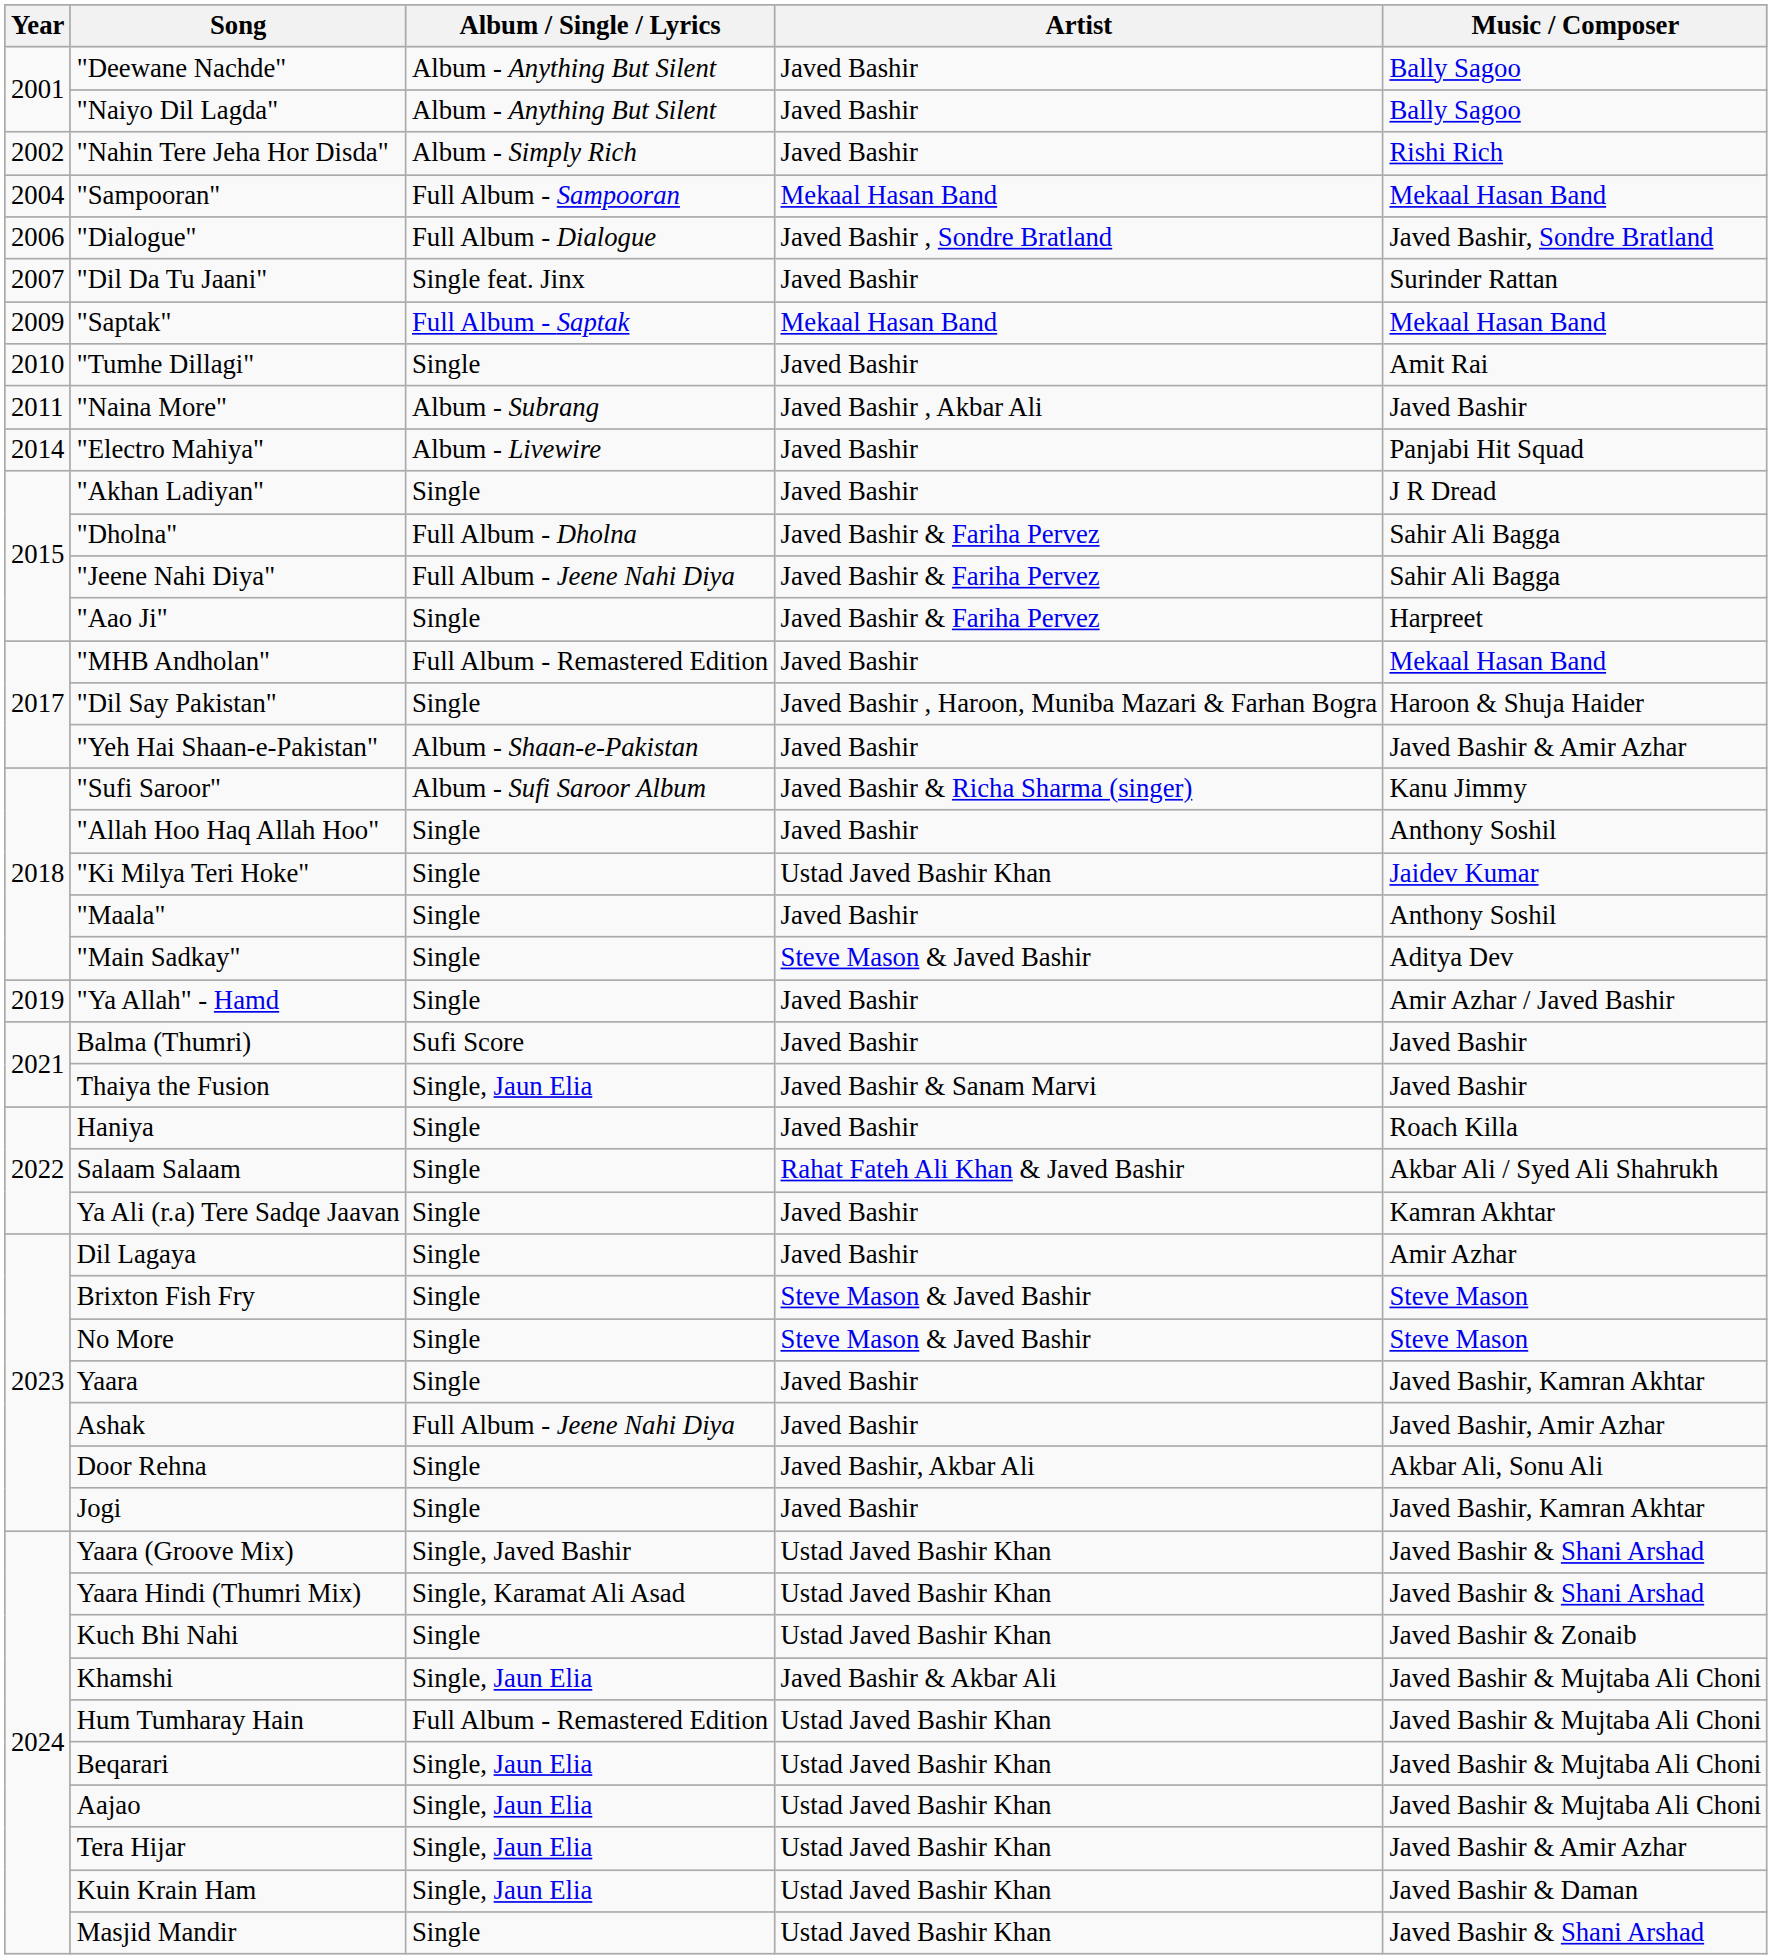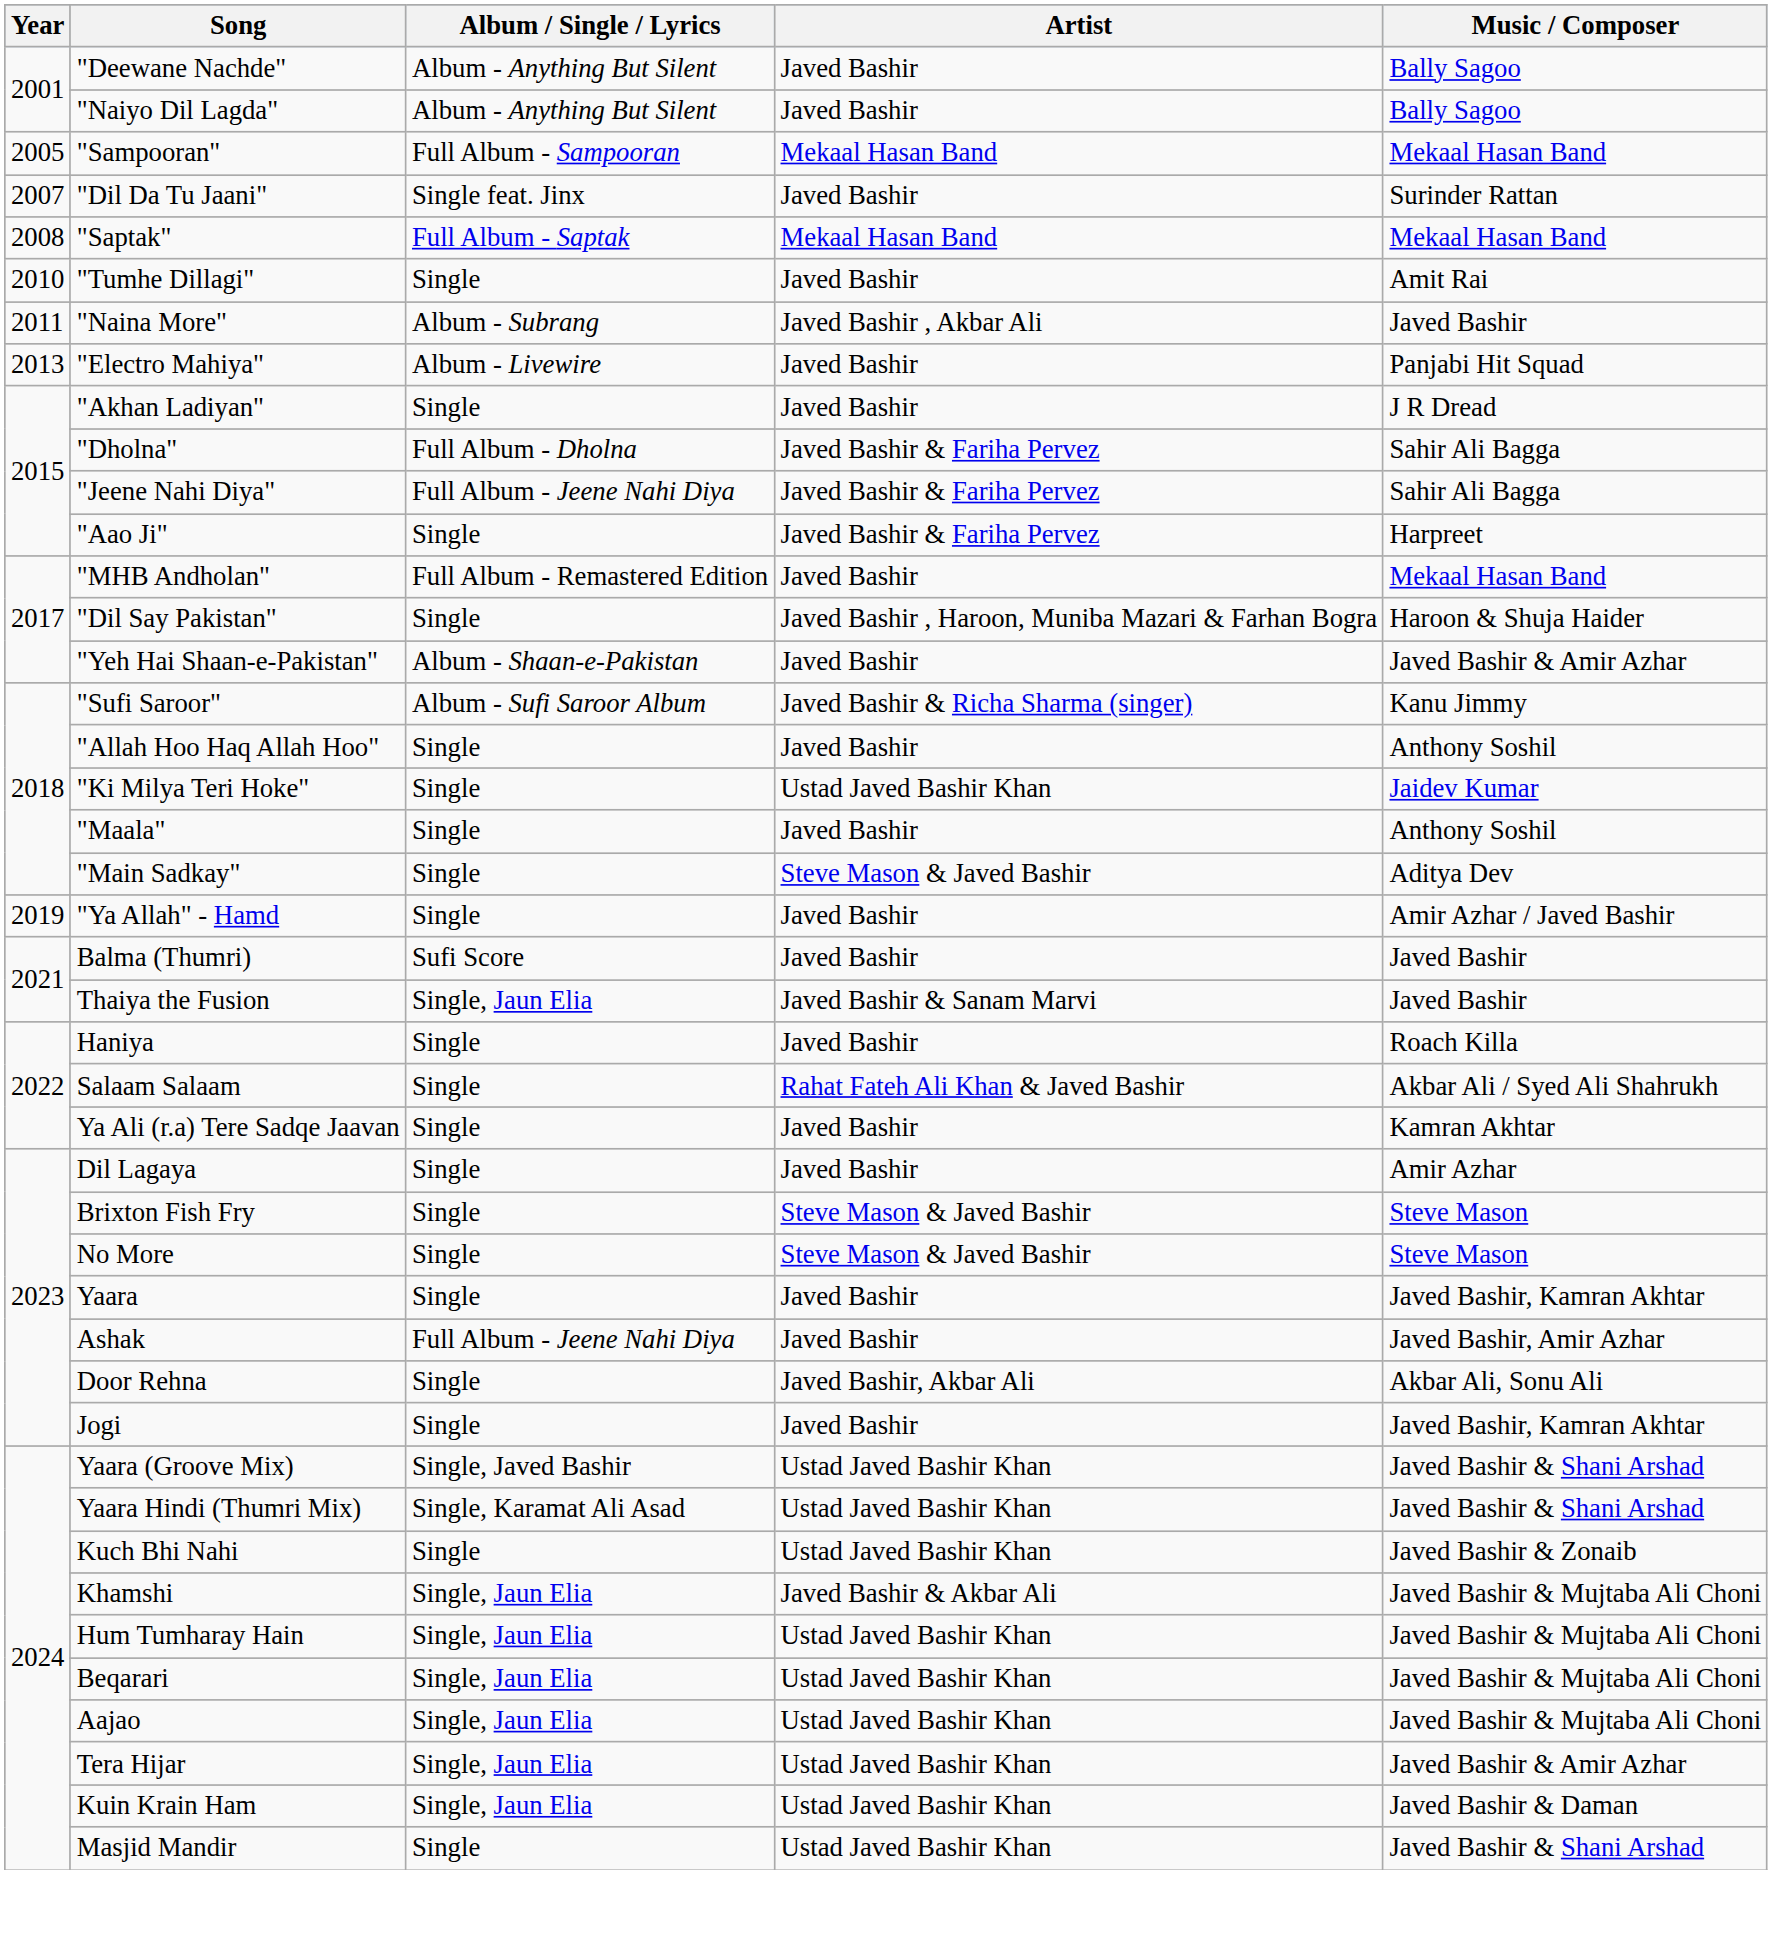- row: (233, 152)
(38, 195) 2004 -> (38, 152) 2005
- row: (137, 237)
(38, 322) 2009 -> (38, 237) 2008
(38, 449) 2014 -> (38, 364) 2013
(590, 1720) Full Album - Remastered Edition -> (502, 1635) Single, Jaun Elia
